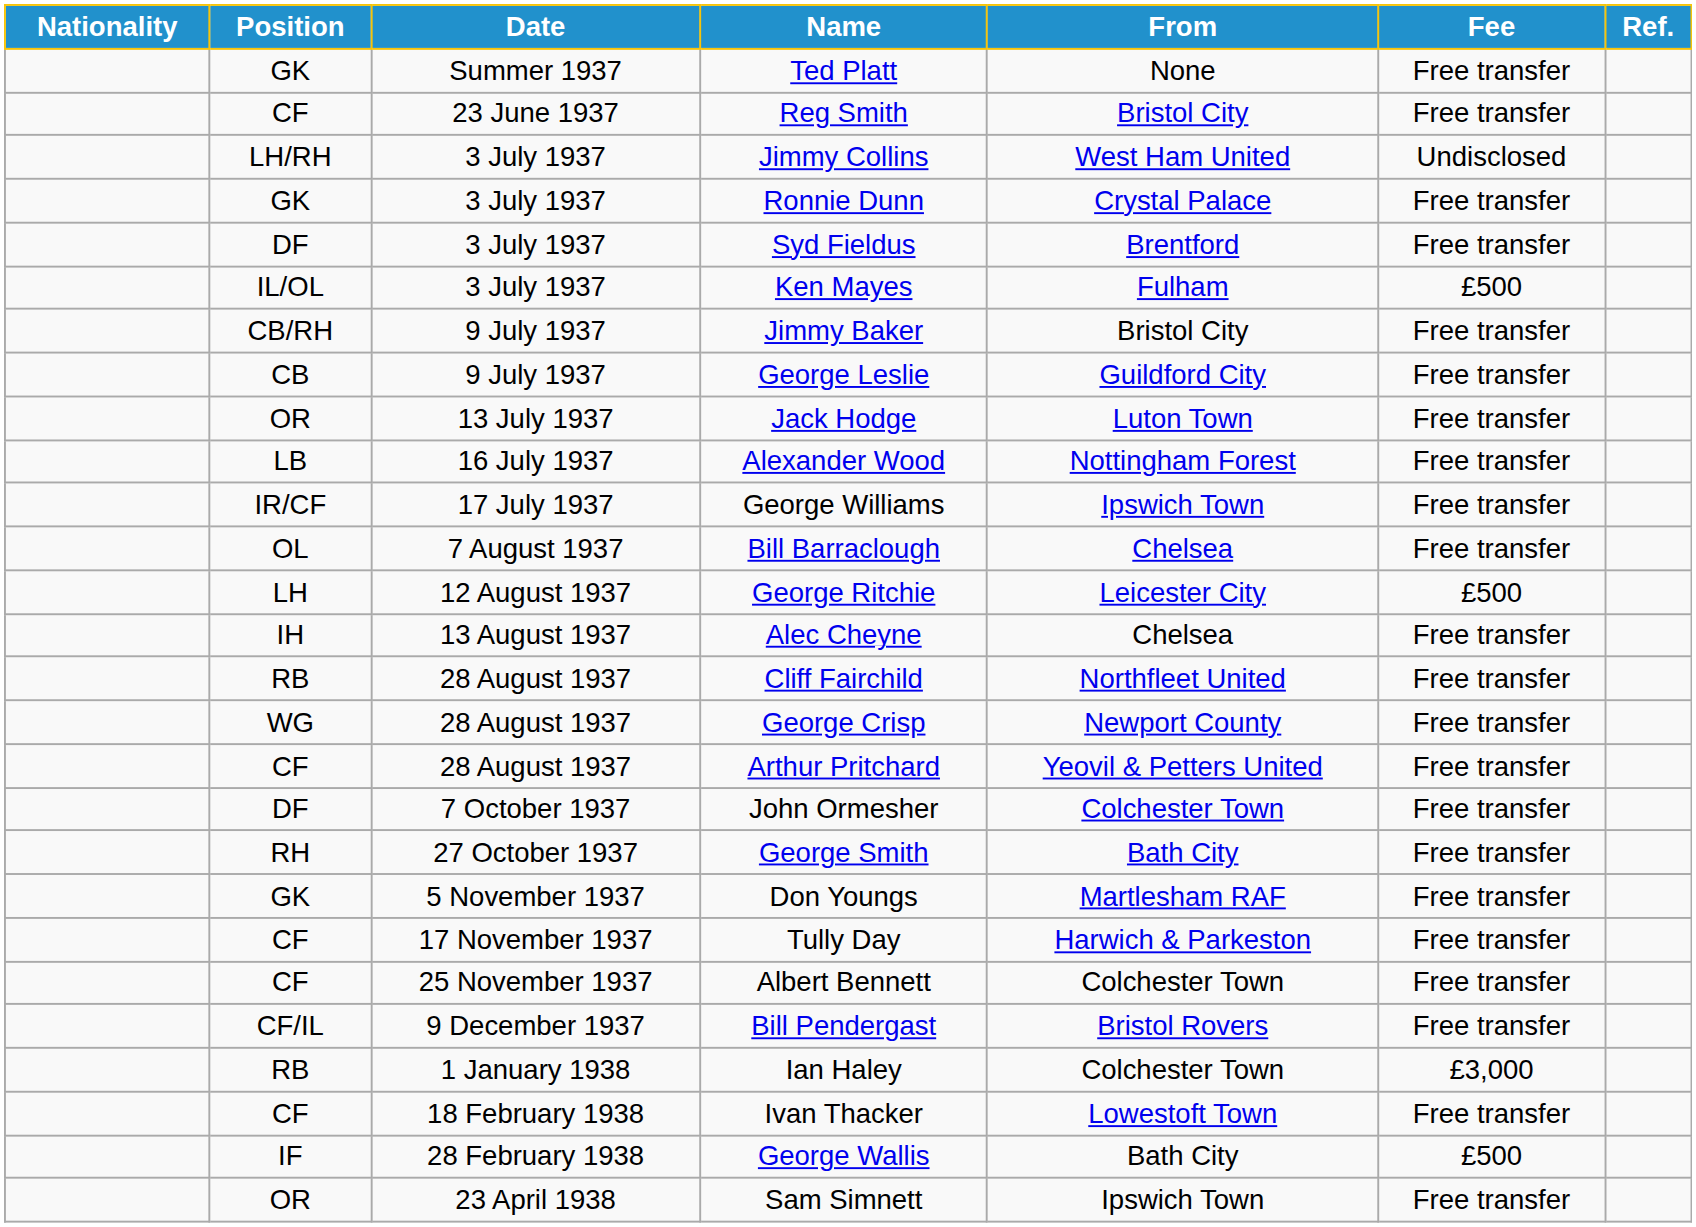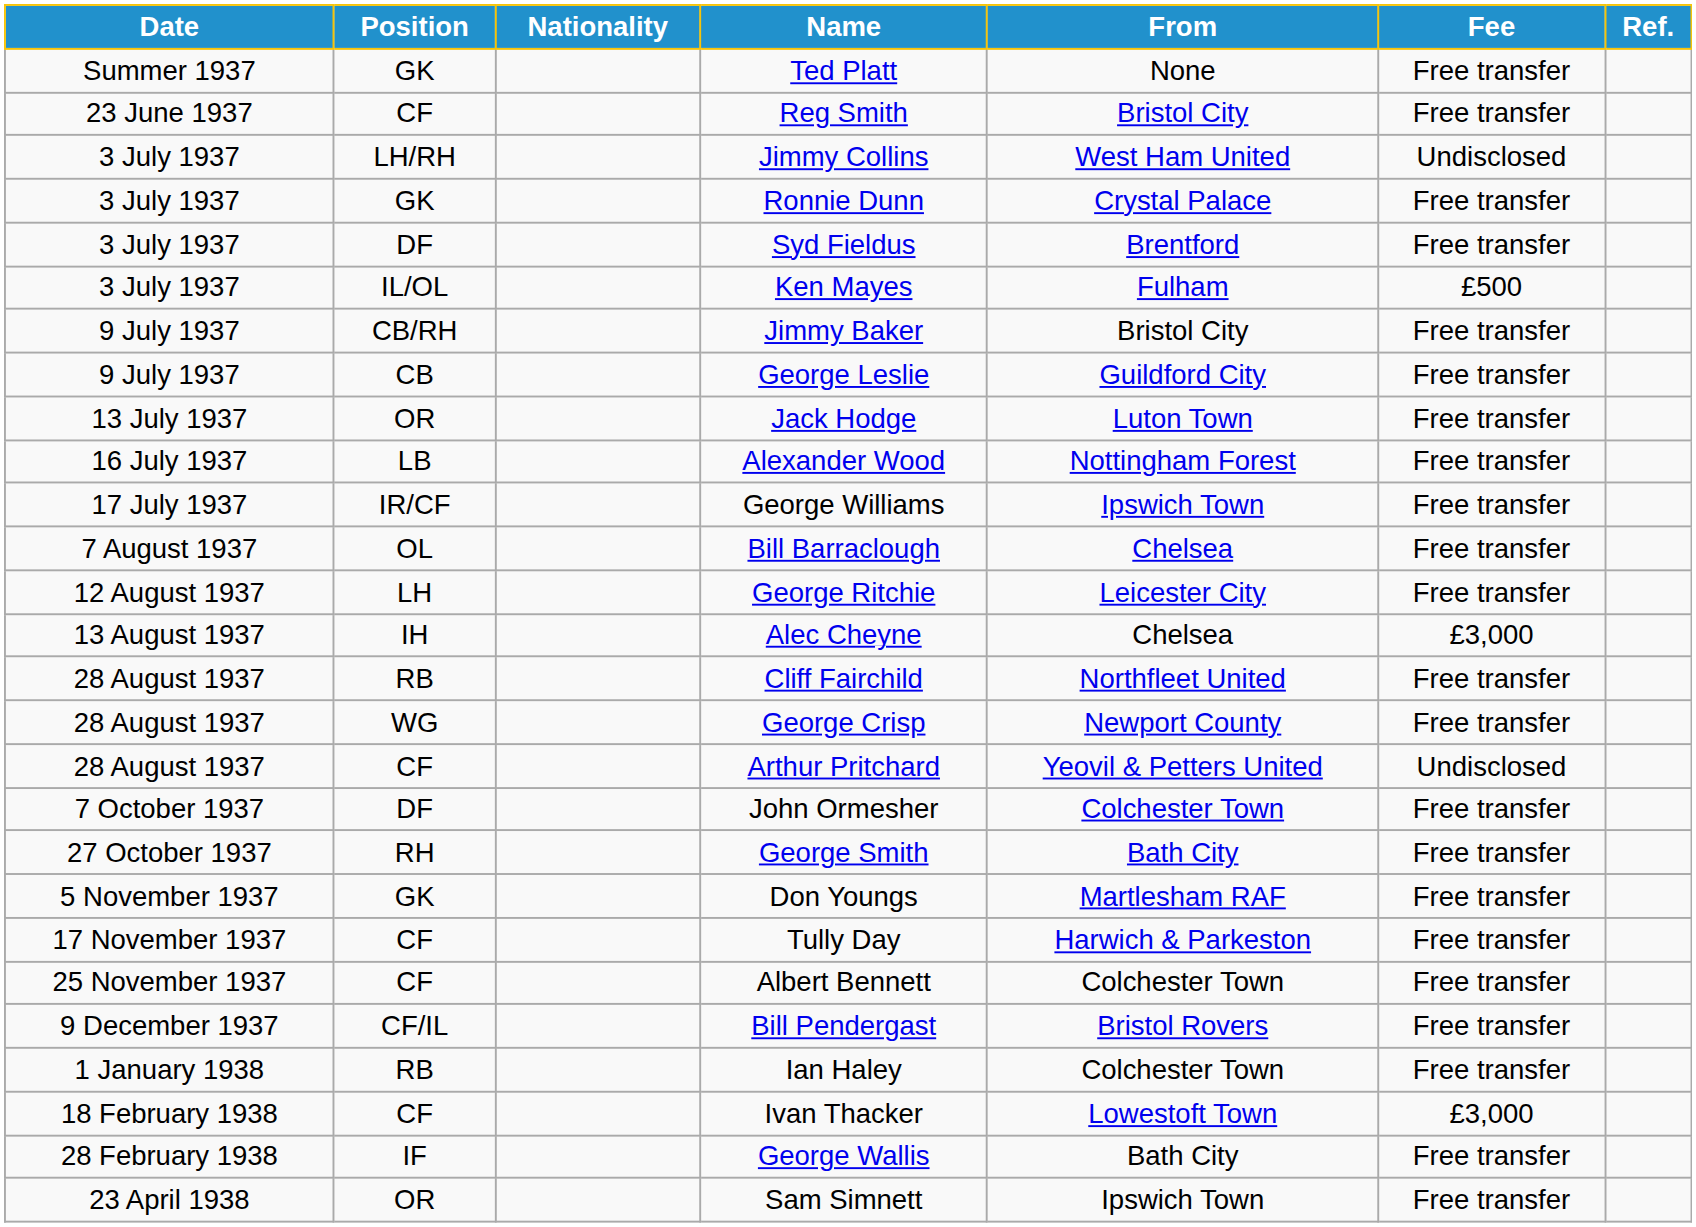columns swapped: (536, 27) <-> (107, 27)
(1491, 592) £500 -> (1492, 592) Free transfer
(1492, 635) Free transfer -> (1491, 635) £3,000
(1492, 766) Free transfer -> (1491, 766) Undisclosed
(1491, 1070) £3,000 -> (1492, 1070) Free transfer
(1492, 1113) Free transfer -> (1491, 1113) £3,000
(1491, 1157) £500 -> (1492, 1157) Free transfer
